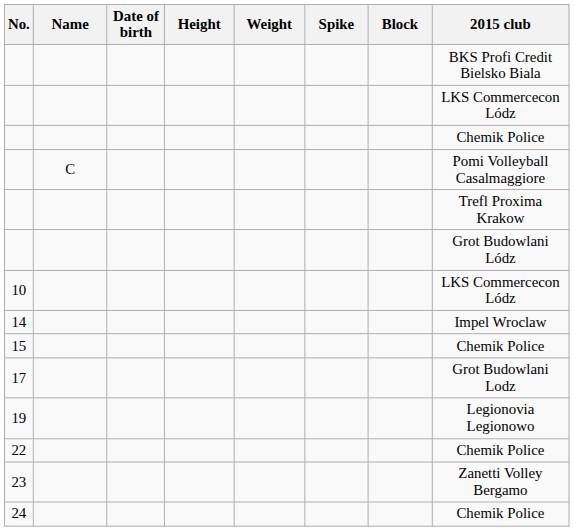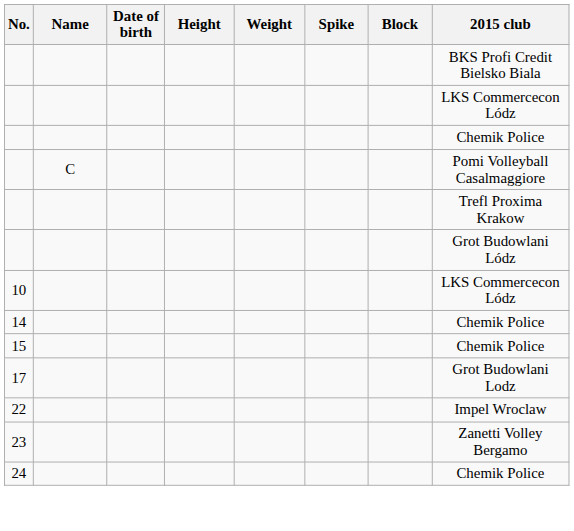(500, 322) Impel Wroclaw -> (500, 322) Chemik Police
- row: (19, 418)
(500, 450) Chemik Police -> (500, 409) Impel Wroclaw
